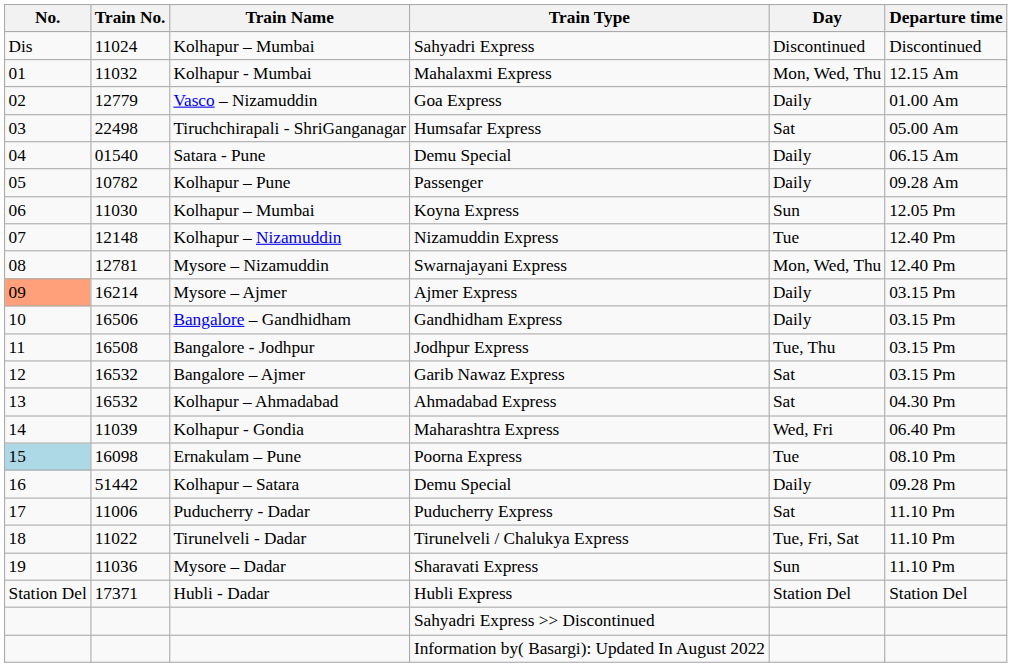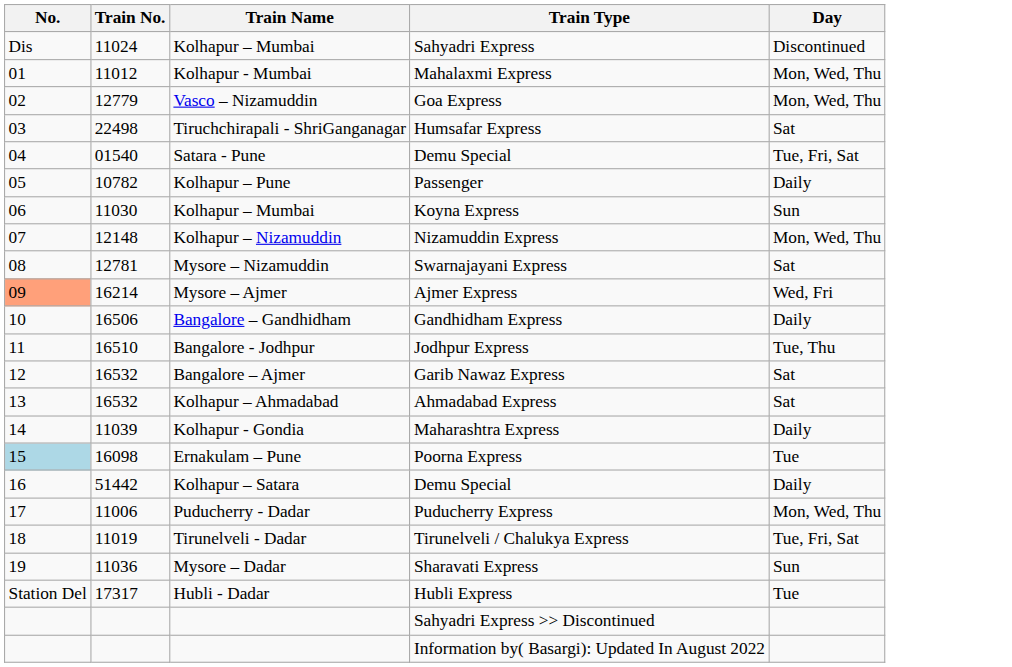- column: (946, 18)
(116, 73) 11032 -> (116, 73) 11012
(792, 100) Daily -> (827, 100) Mon, Wed, Thu
(792, 155) Daily -> (816, 155) Tue, Fri, Sat
(786, 237) Tue -> (827, 237) Mon, Wed, Thu
(827, 264) Mon, Wed, Thu -> (784, 264) Sat
(792, 292) Daily -> (803, 292) Wed, Fri
(116, 347) 16508 -> (116, 347) 16510
(803, 429) Wed, Fri -> (792, 429) Daily
(784, 511) Sat -> (827, 511) Mon, Wed, Thu
(116, 538) 11022 -> (116, 538) 11019
(116, 593) 17371 -> (116, 593) 17317
(812, 593) Station Del -> (786, 593) Tue
